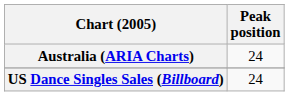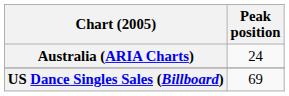(256, 79) 24 -> (256, 79) 69
